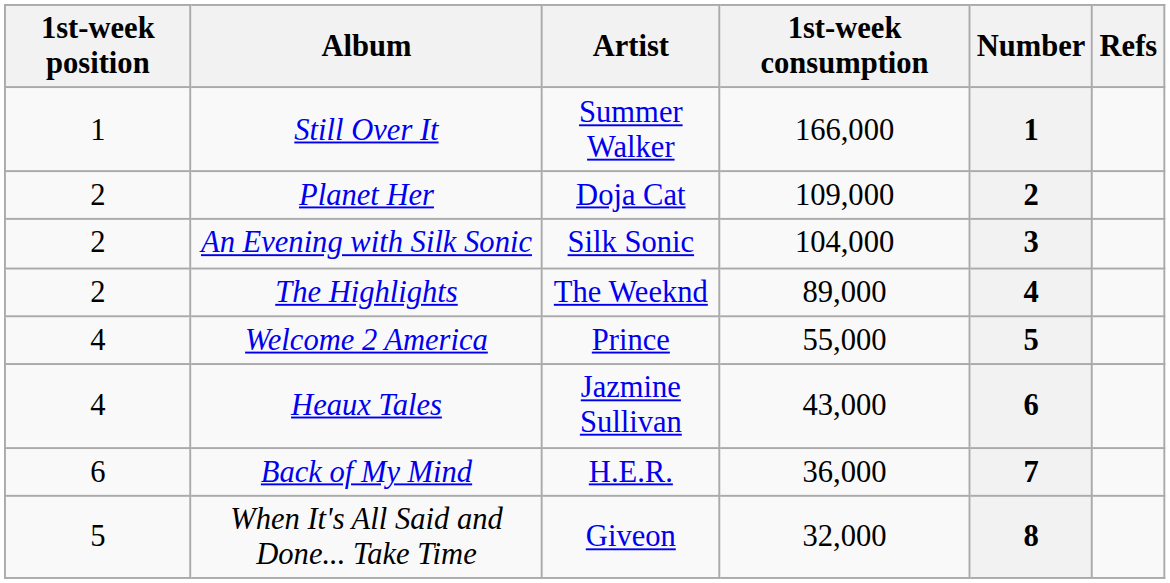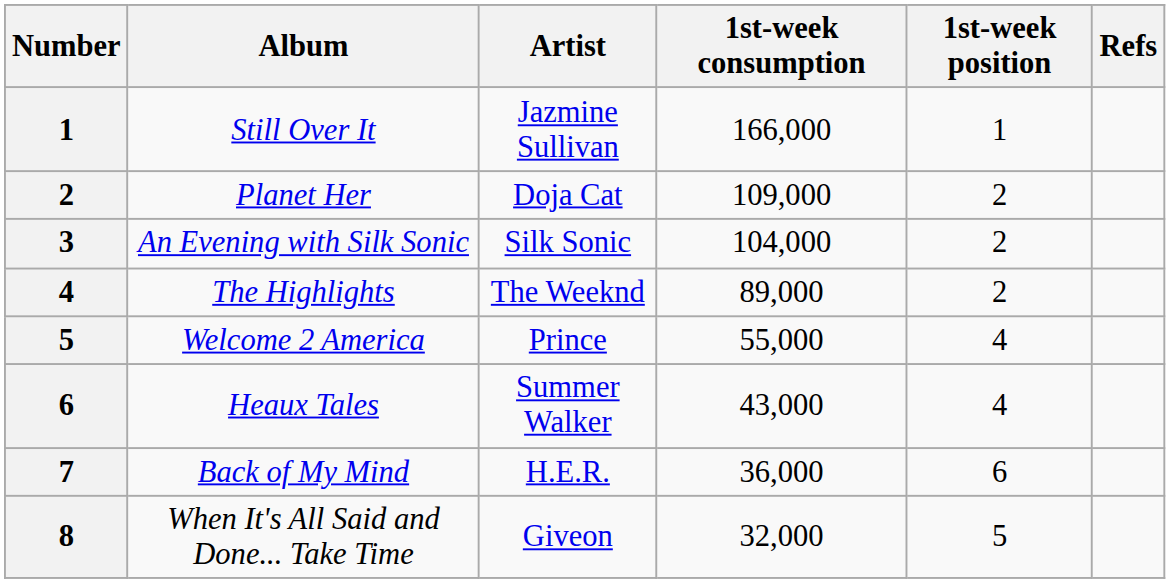columns swapped: (1031, 45) <-> (98, 45)
(631, 128) Summer Walker -> (568, 128) Jazmine Sullivan
(631, 405) Jazmine Sullivan -> (568, 405) Summer Walker
